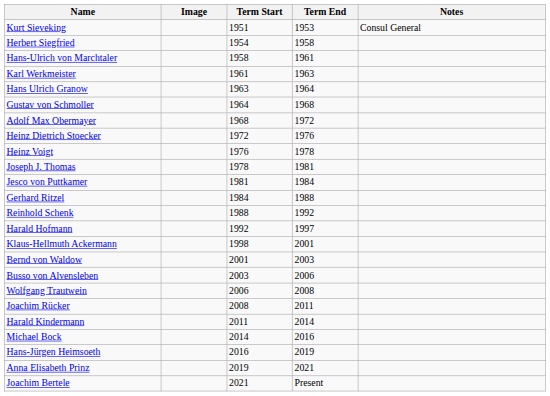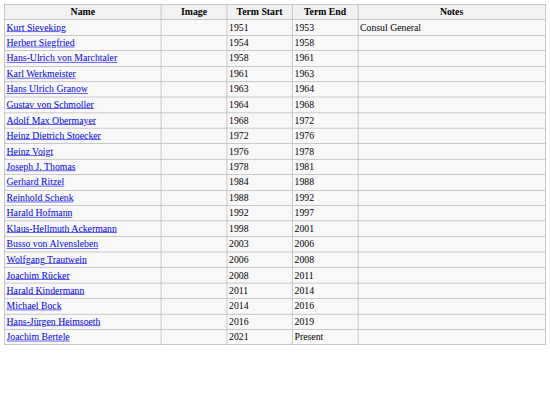- row: (47, 182)
- row: (44, 259)
- row: (48, 368)
